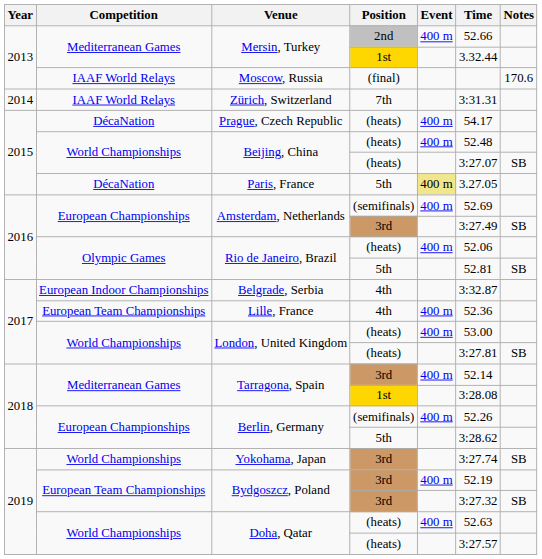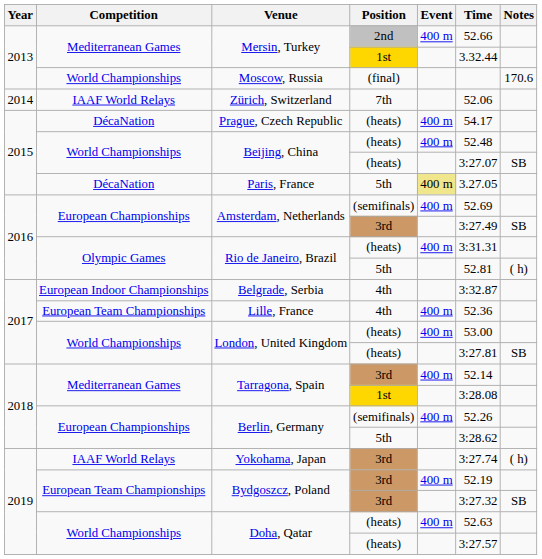(124, 78) IAAF World Relays -> (124, 78) World Championships
(478, 100) 3:31.31 -> (478, 100) 52.06
(478, 247) 52.06 -> (478, 247) 3:31.31
(519, 269) SB -> (519, 269) ( h)
(124, 459) World Championships -> (124, 459) IAAF World Relays
(519, 459) SB -> (519, 459) ( h)
